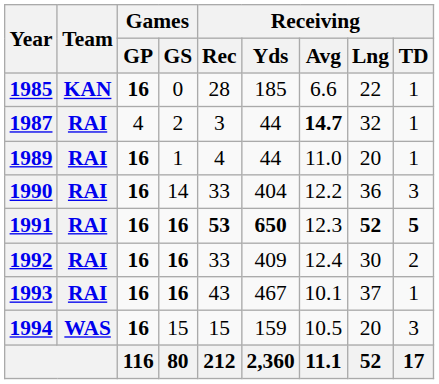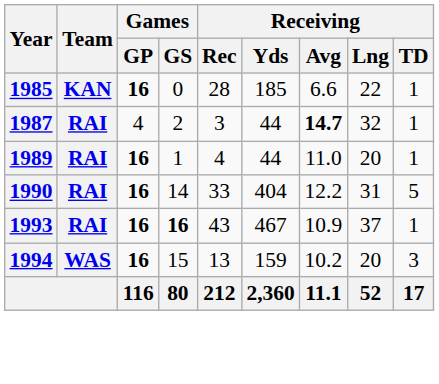(370, 191) 36 -> (370, 191) 31
(414, 191) 3 -> (414, 191) 5
- row: (31, 225)
- row: (31, 259)
(323, 293) 10.1 -> (323, 225) 10.9
(219, 327) 15 -> (219, 259) 13
(323, 327) 10.5 -> (323, 259) 10.2
